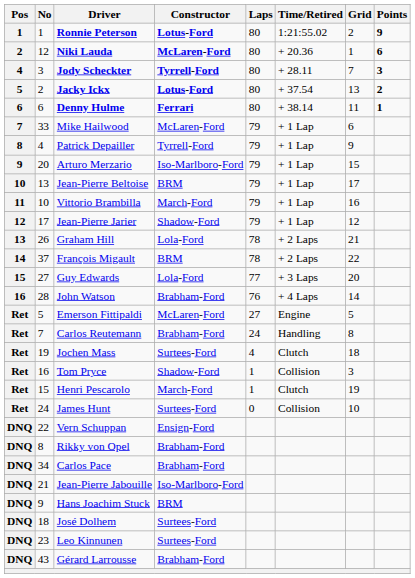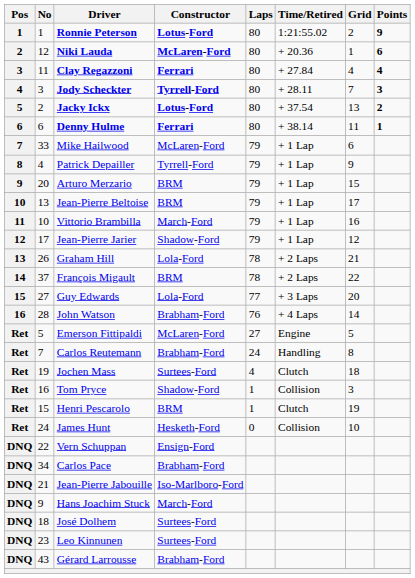+ row: (95, 70)
(200, 164) Iso-Marlboro-Ford -> (170, 183) BRM
(185, 390) March-Ford -> (170, 408) BRM
(187, 408) Surtees-Ford -> (189, 427) Hesketh-Ford
- row: (93, 446)
(170, 502) BRM -> (185, 502) March-Ford
